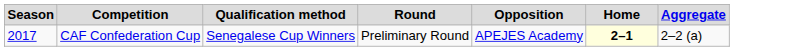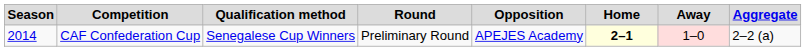+ column: (693, 14)
(22, 35) 2017 -> (22, 35) 2014
